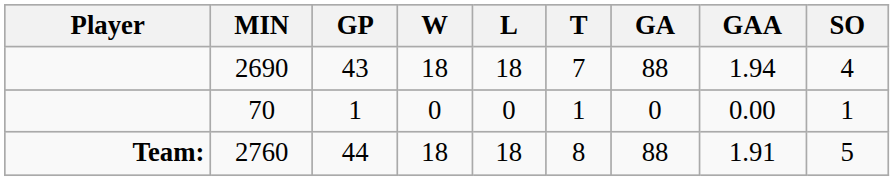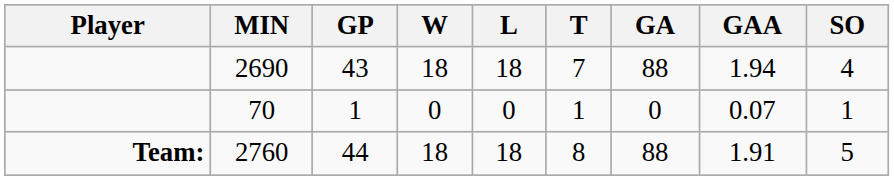(752, 110) 0.00 -> (752, 110) 0.07
